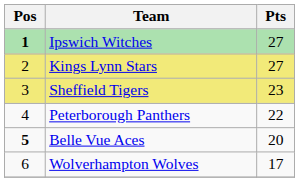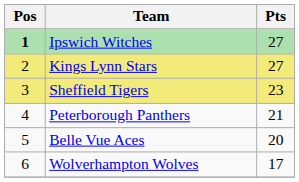(276, 115) 22 -> (276, 115) 21
(25, 139) bold -> (25, 139) normal
